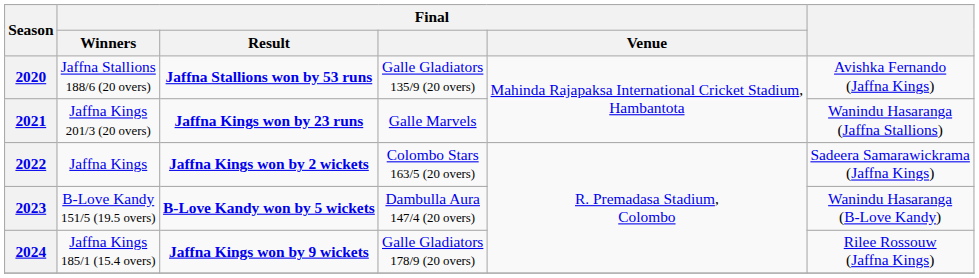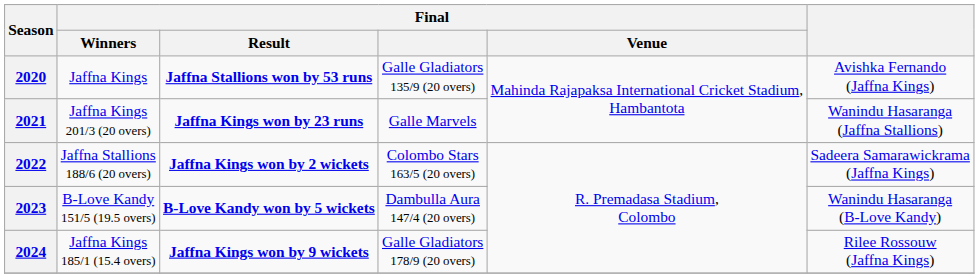(108, 77) Jaffna Stallions 188/6 (20 overs) -> (108, 77) Jaffna Kings
(108, 164) Jaffna Kings -> (108, 164) Jaffna Stallions 188/6 (20 overs)
